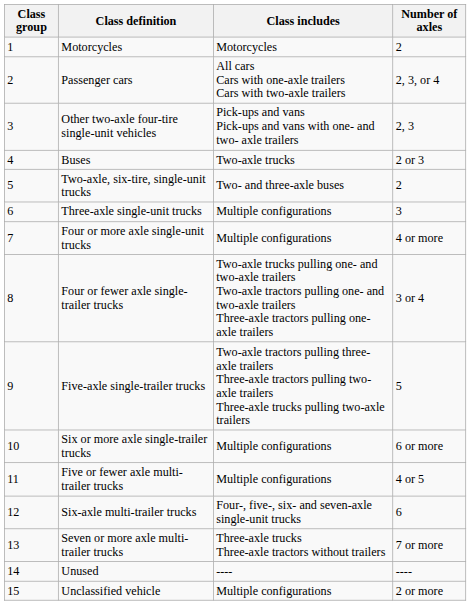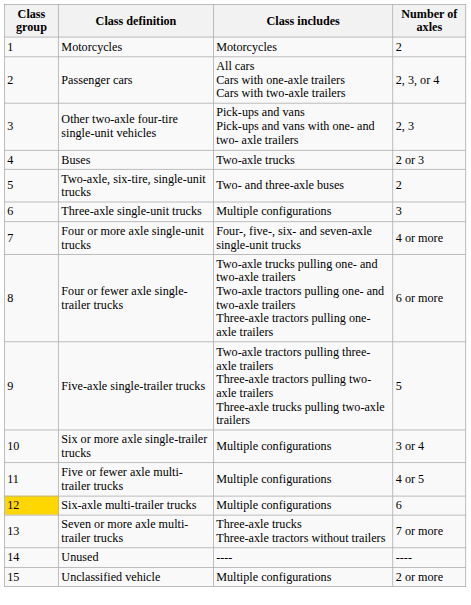(274, 238) Multiple configurations -> (294, 238) Four-, five-, six- and seven-axle single-unit trucks
(410, 298) 3 or 4 -> (419, 298) 6 or more
(419, 446) 6 or more -> (410, 446) 3 or 4
(13, 512) no background -> (13, 505) gold background
(294, 512) Four-, five-, six- and seven-axle single-unit trucks -> (274, 505) Multiple configurations
